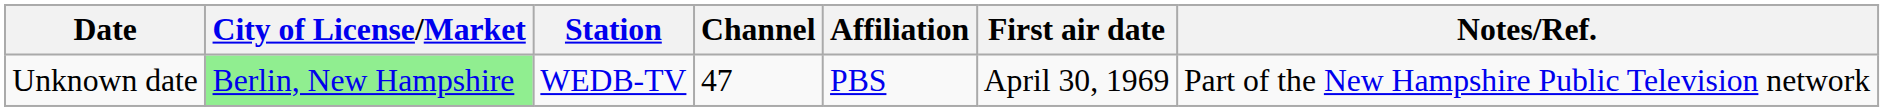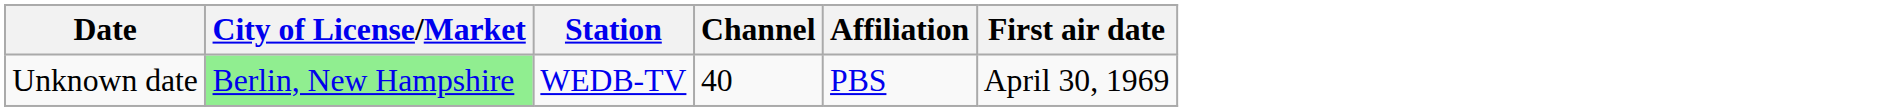- column: (1527, 29)
(717, 79) 47 -> (717, 79) 40
